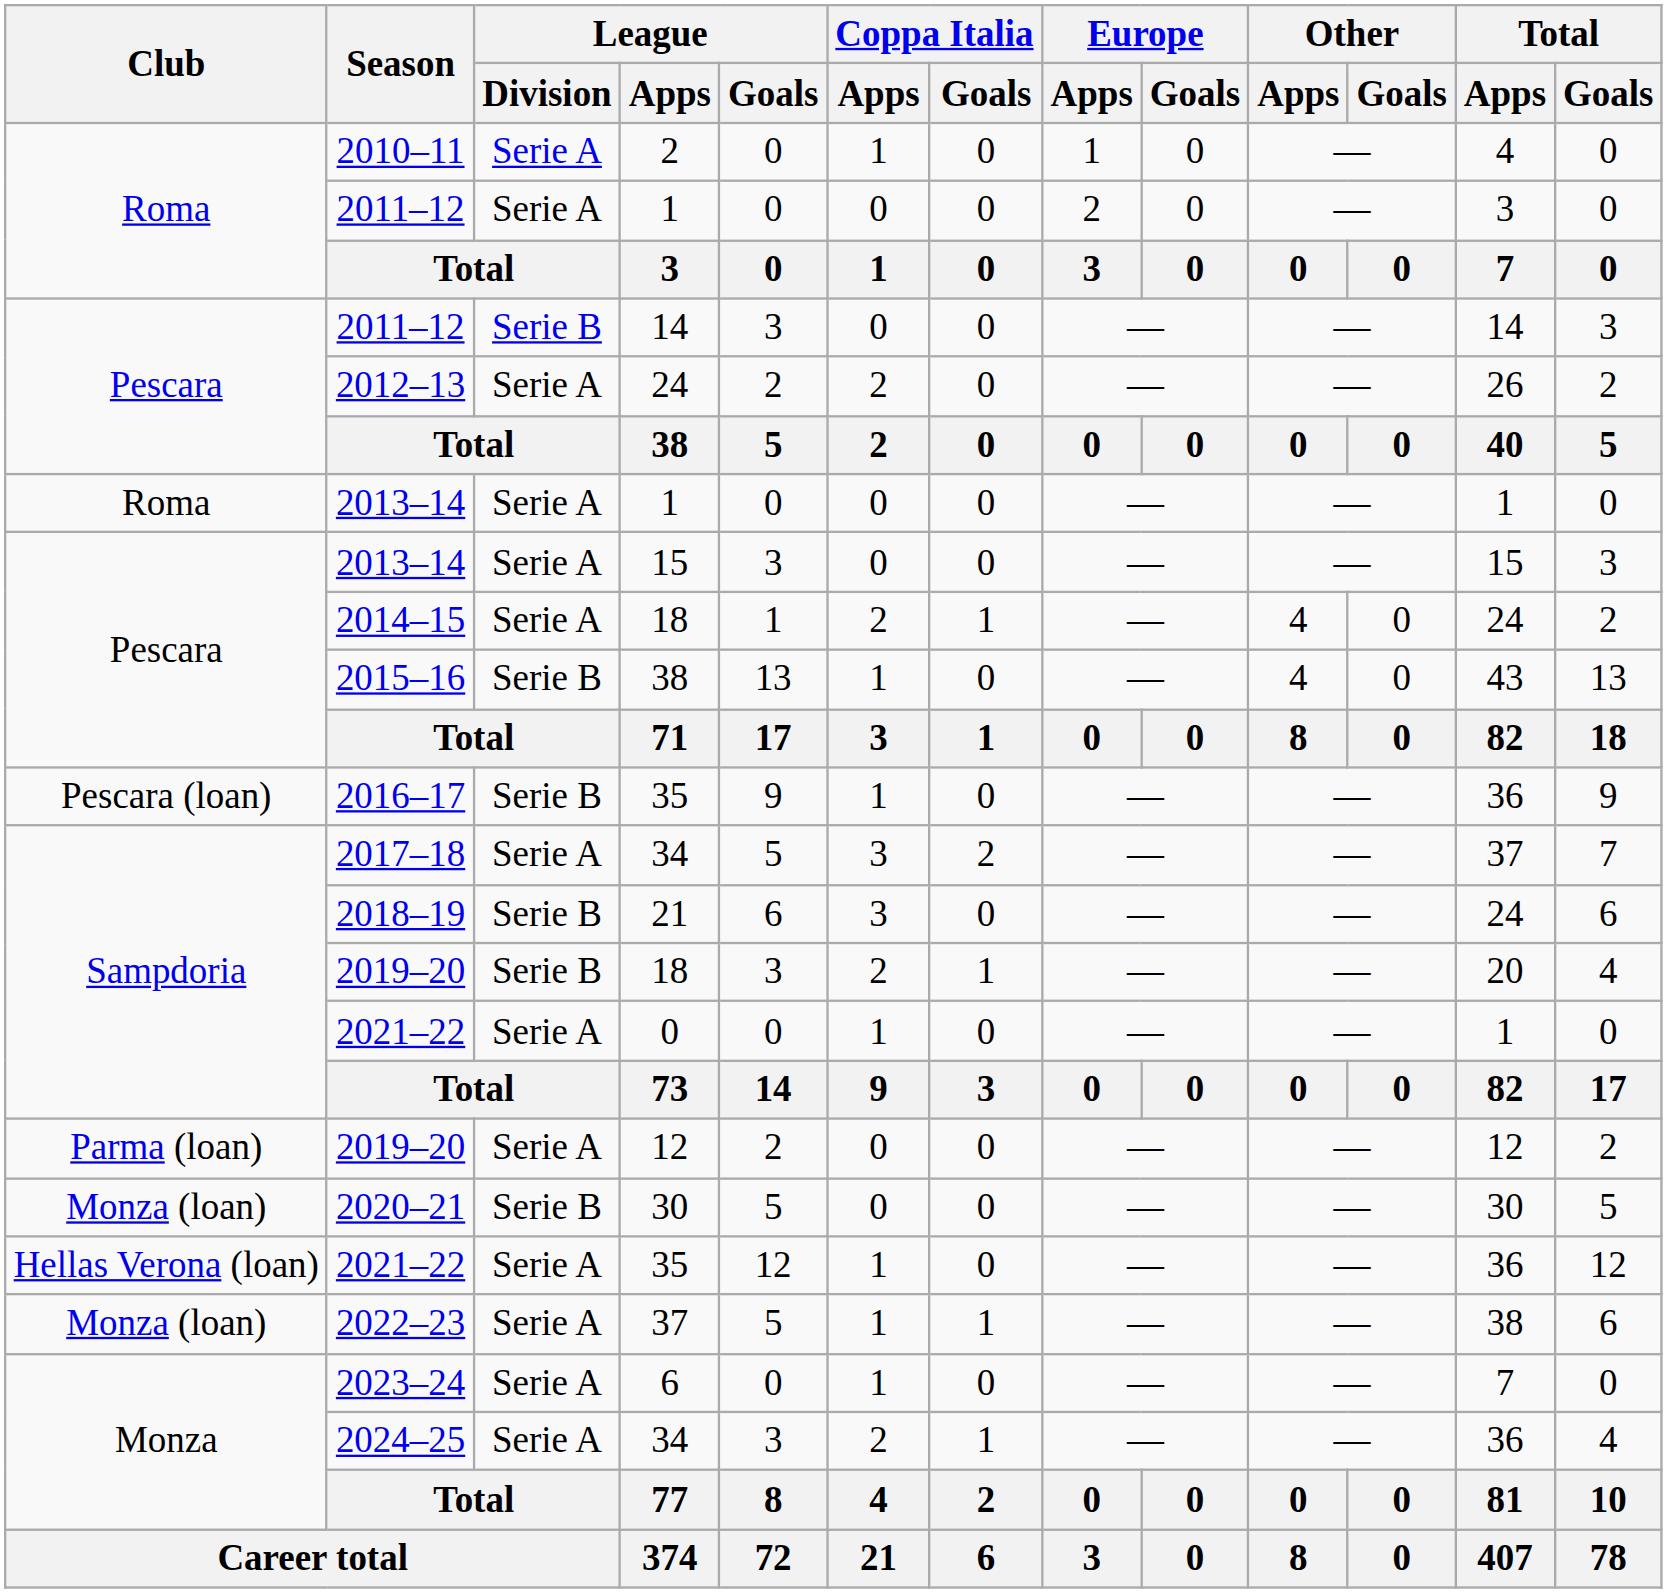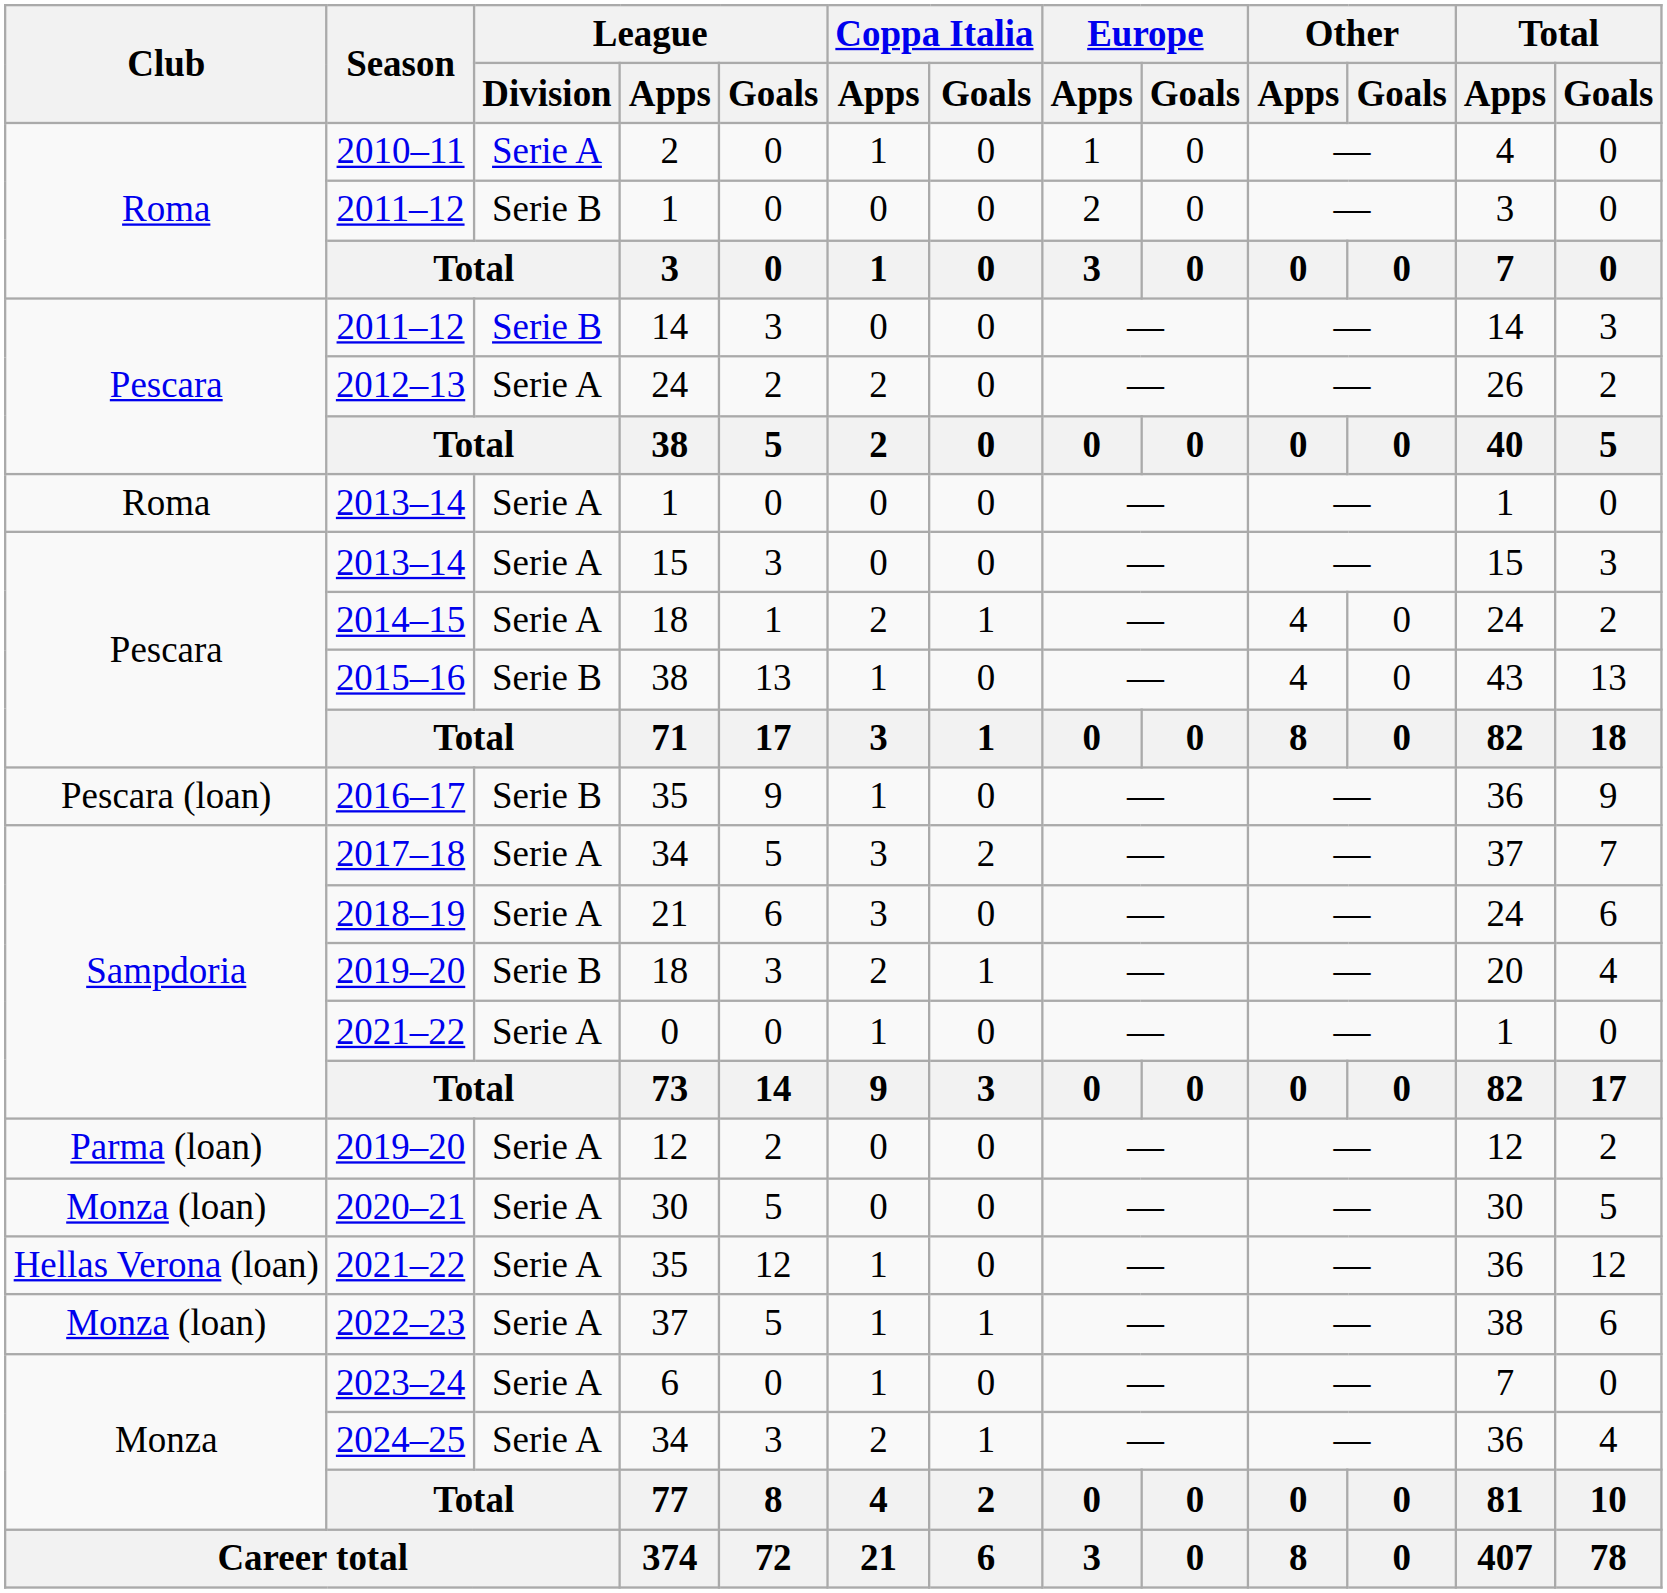(547, 209) Serie A -> (547, 209) Serie B
(547, 913) Serie B -> (547, 913) Serie A
(547, 1206) Serie B -> (547, 1206) Serie A
